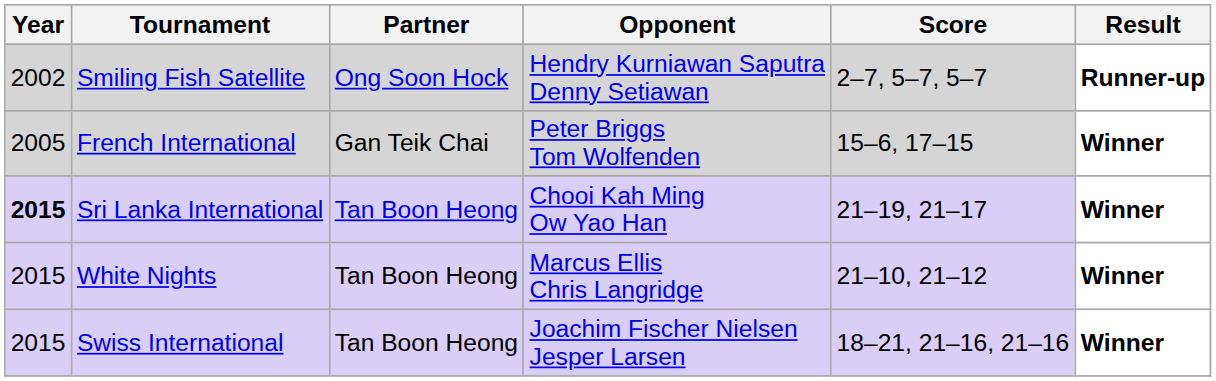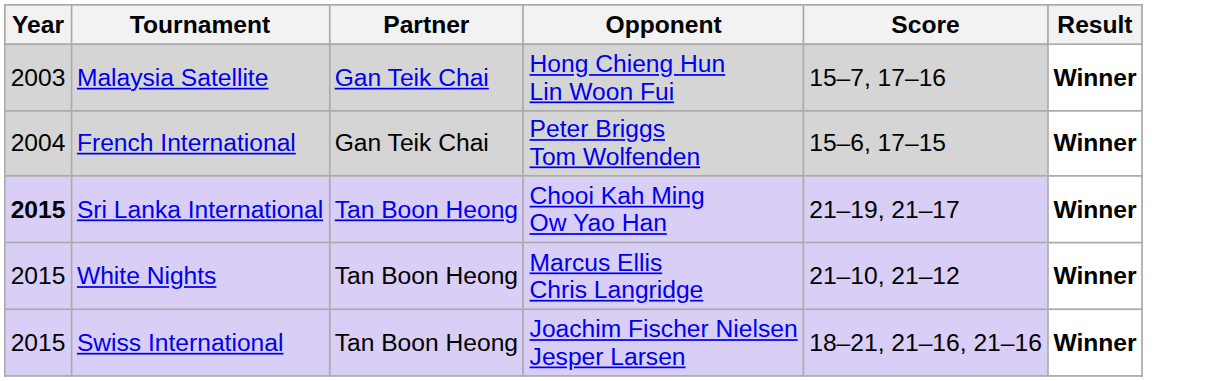- row: (191, 77)
+ row: (173, 77)
(38, 144) 2005 -> (38, 144) 2004
